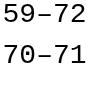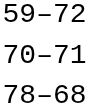+ row: (45, 96)
